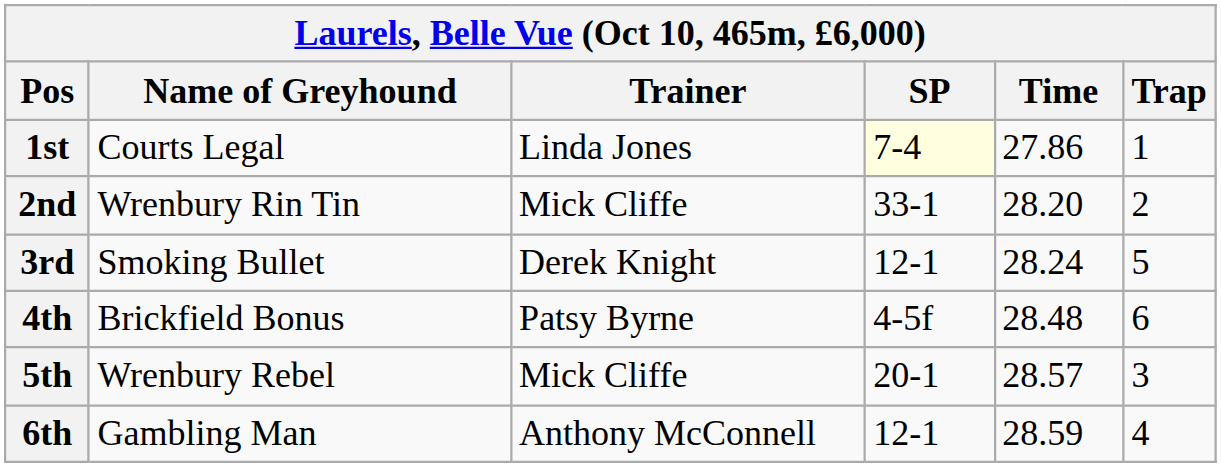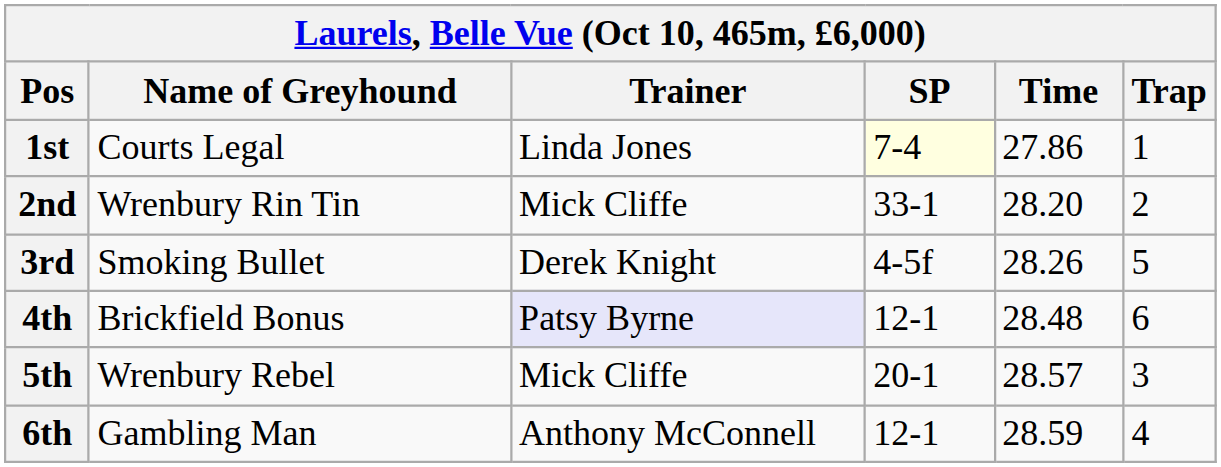(906, 261) 12-1 -> (903, 261) 4-5f
(1043, 261) 28.24 -> (1043, 261) 28.26
(607, 318) no background -> (607, 318) lavender background
(903, 318) 4-5f -> (906, 318) 12-1
